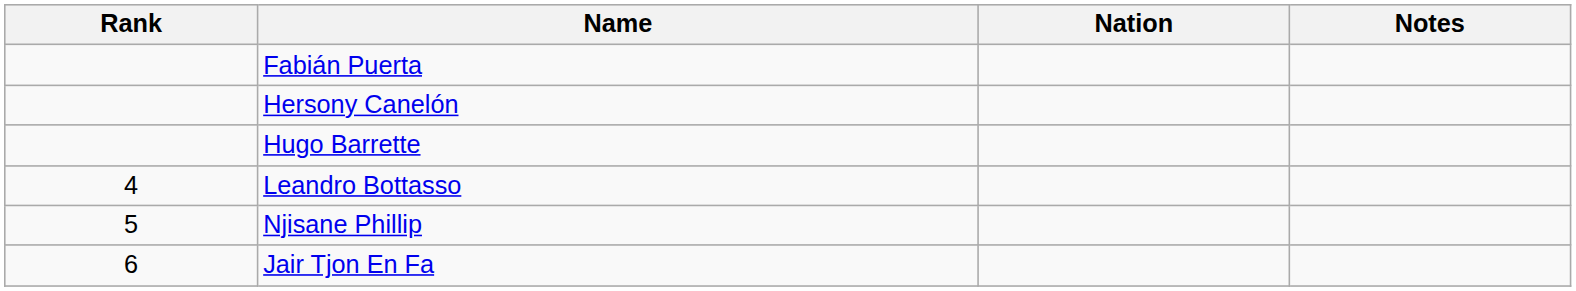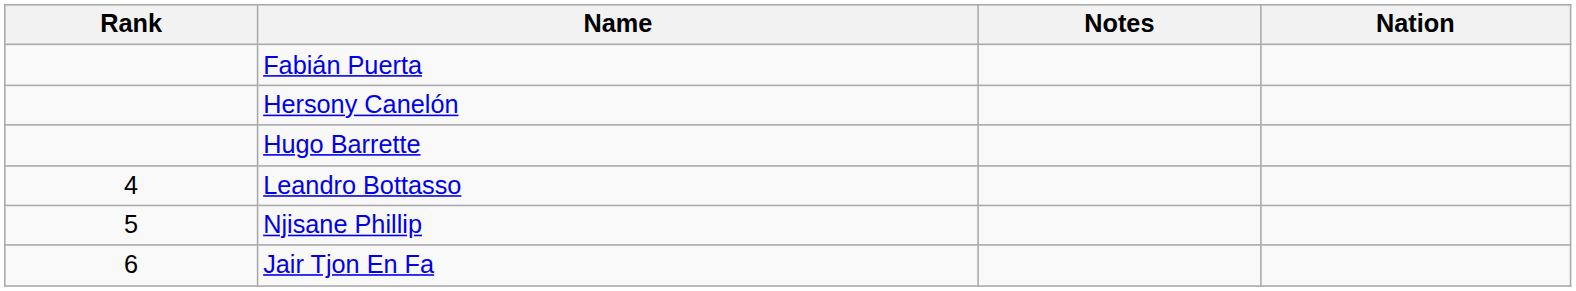columns swapped: (1134, 24) <-> (1430, 24)
